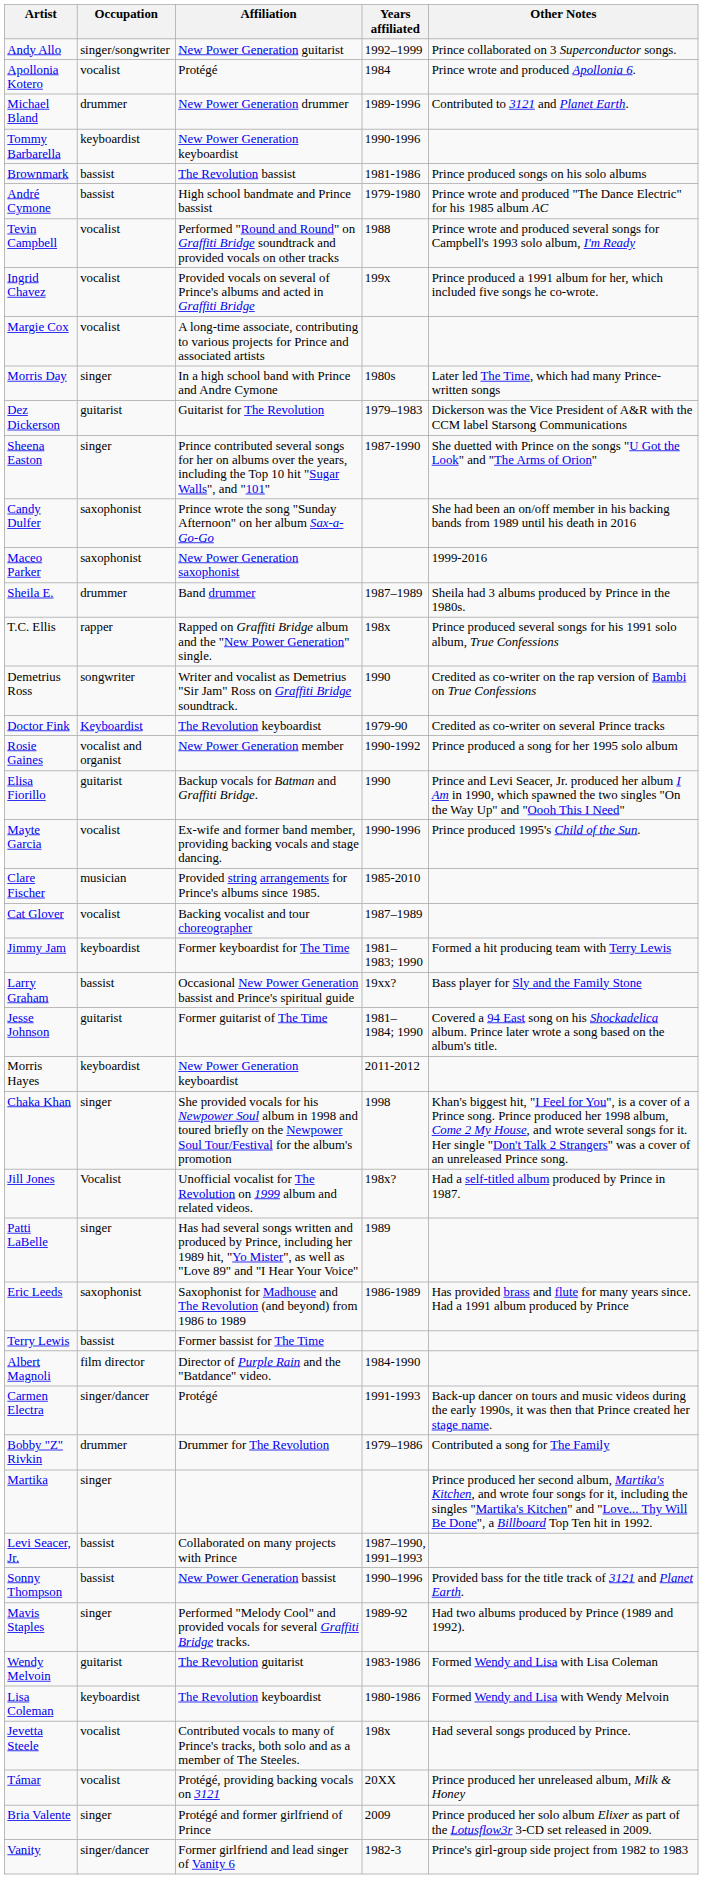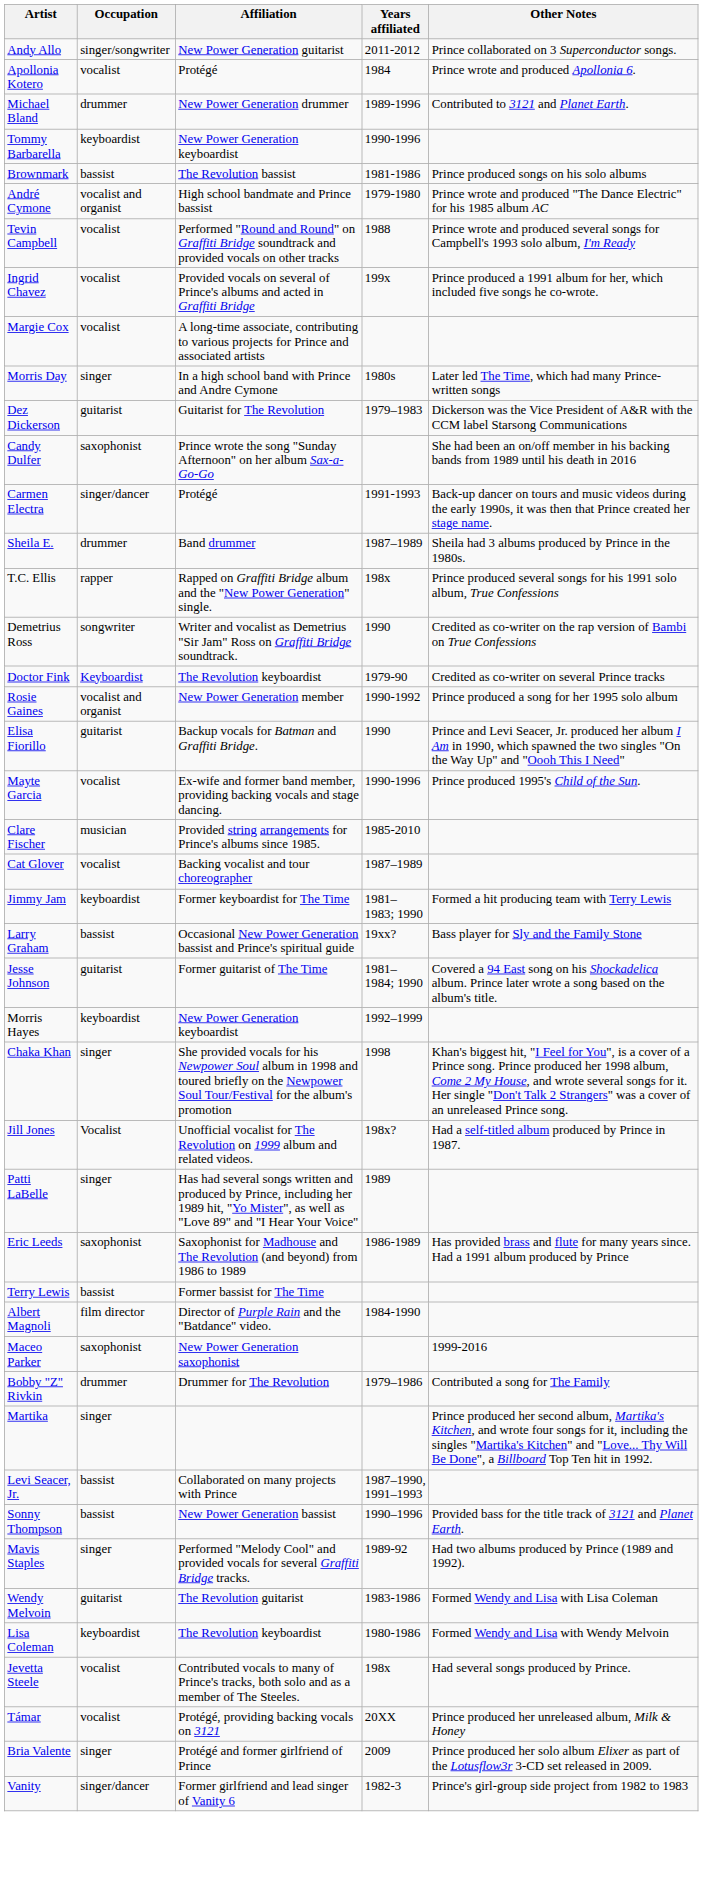(394, 49) 1992–1999 -> (392, 49) 2011-2012
(97, 194) bassist -> (111, 201) vocalist and organist
- row: (26, 452)
rows swapped: (28, 1403) <-> (25, 565)
(392, 1066) 2011-2012 -> (394, 1017) 1992–1999
